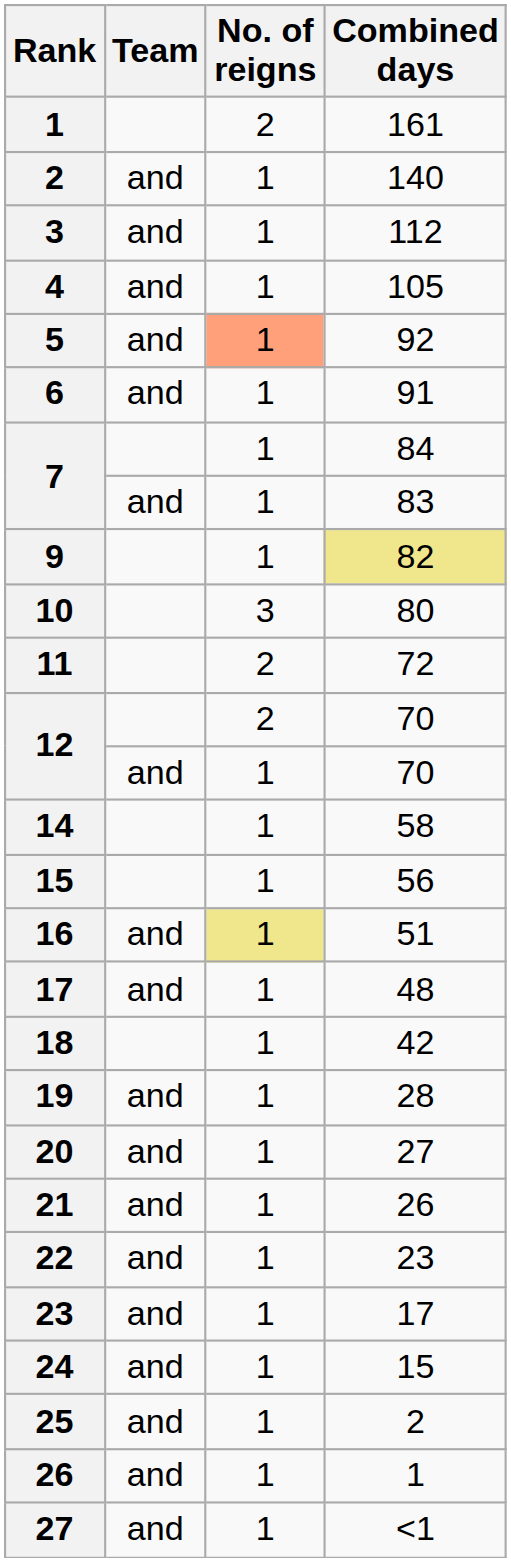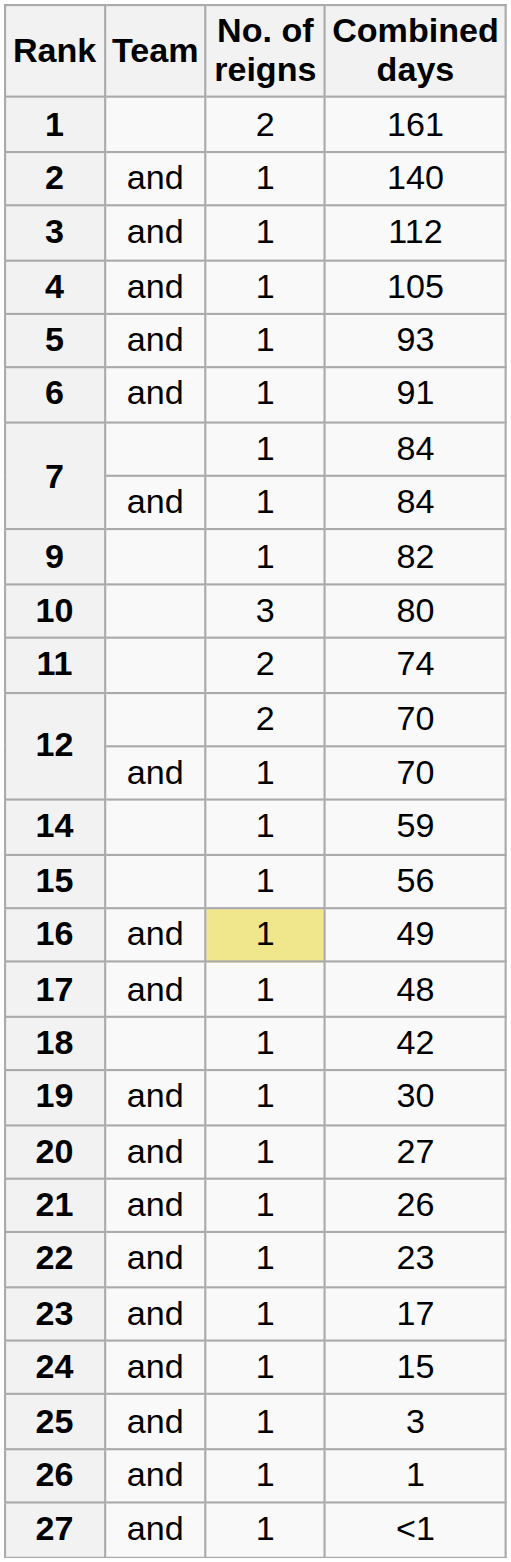(265, 340) lightsalmon background -> (265, 340) no background
(415, 340) 92 -> (415, 340) 93
(415, 502) 83 -> (415, 502) 84
(415, 556) khaki background -> (415, 556) no background
(415, 664) 72 -> (415, 664) 74
(415, 826) 58 -> (415, 826) 59
(415, 934) 51 -> (415, 934) 49
(415, 1096) 28 -> (415, 1096) 30
(415, 1421) 2 -> (415, 1421) 3
